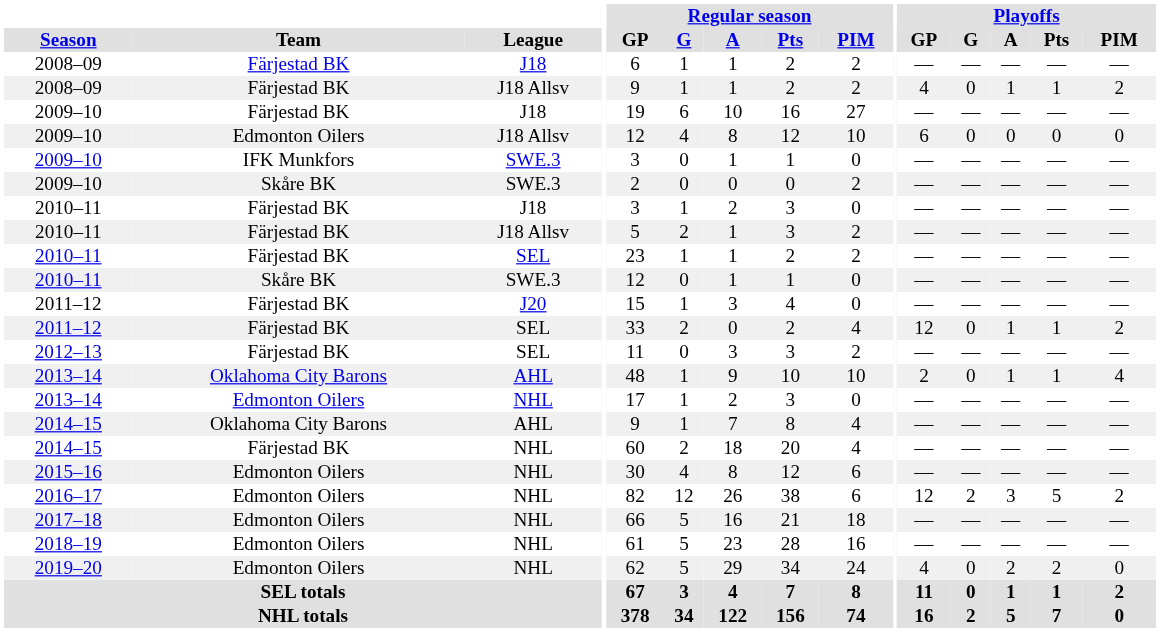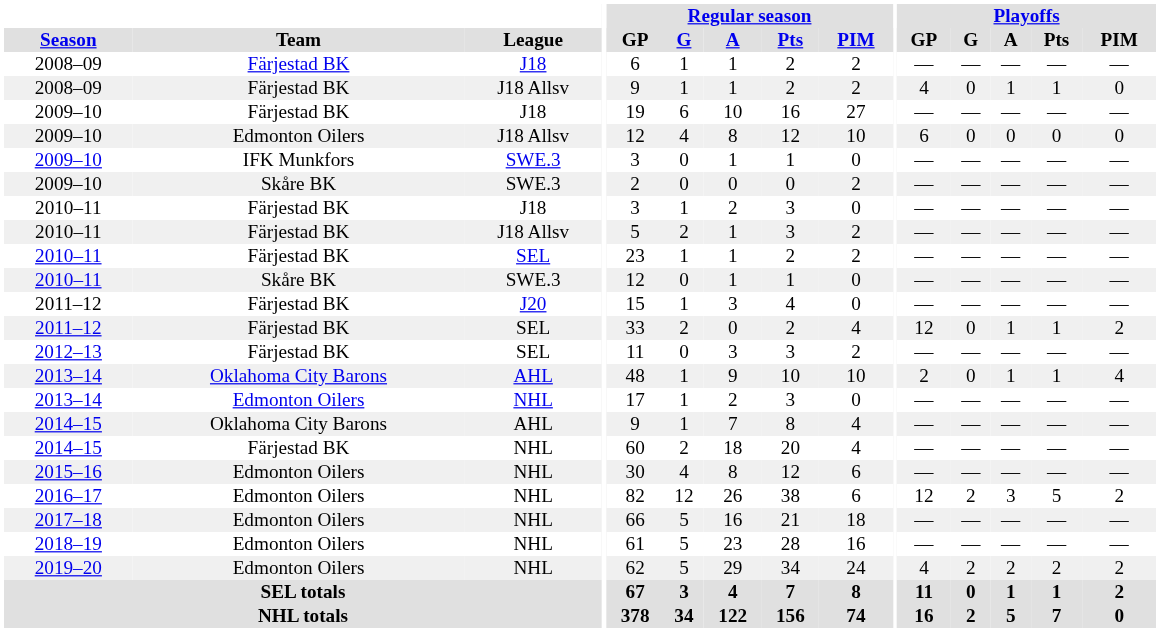(1119, 87) 2 -> (1119, 87) 0
(971, 567) 0 -> (971, 567) 2
(1119, 567) 0 -> (1119, 567) 2
